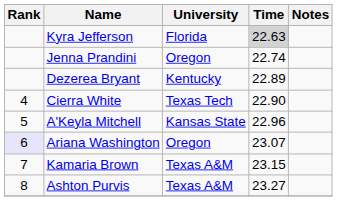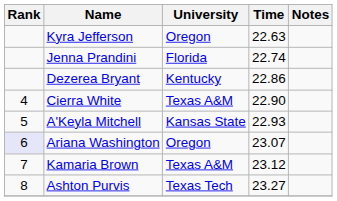(186, 36) Florida -> (188, 36) Oregon
(269, 36) lightgrey background -> (269, 36) no background
(188, 57) Oregon -> (186, 57) Florida
(269, 79) 22.89 -> (269, 79) 22.86
(199, 100) Texas Tech -> (199, 100) Texas A&M
(269, 121) 22.96 -> (269, 121) 22.93
(269, 164) 23.15 -> (269, 164) 23.12
(199, 185) Texas A&M -> (199, 185) Texas Tech
